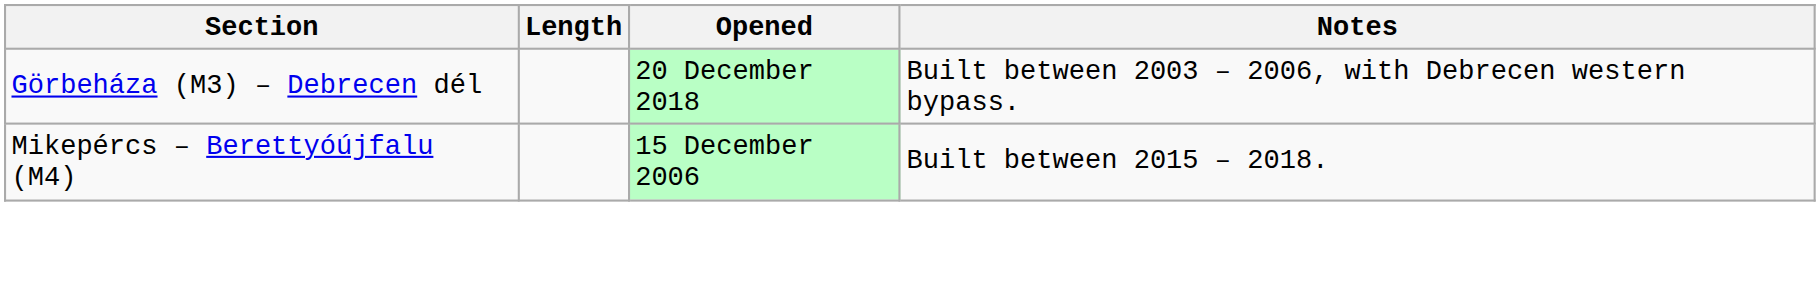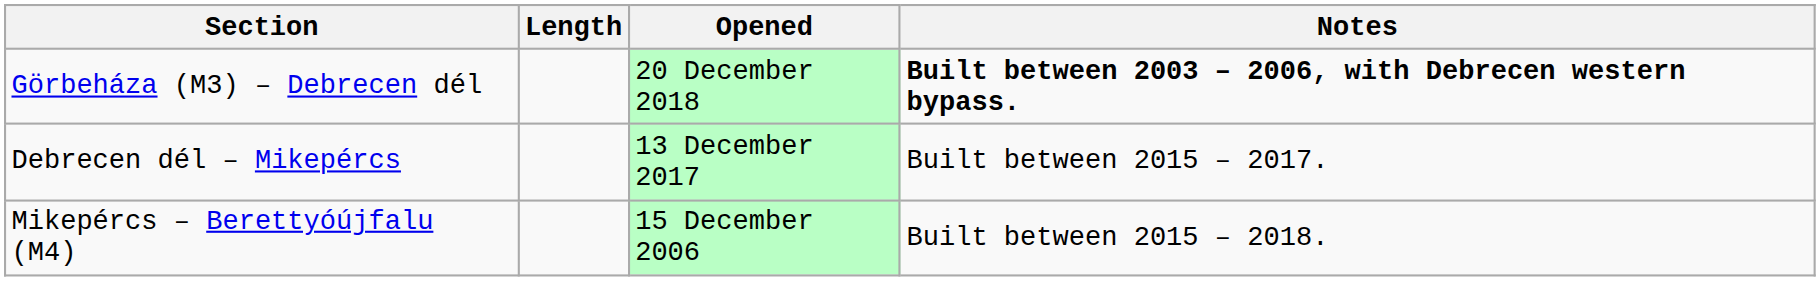(1296, 87) normal -> (1296, 87) bold
+ row: (206, 162)
